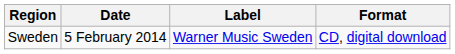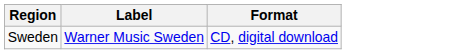- column: (115, 15)
